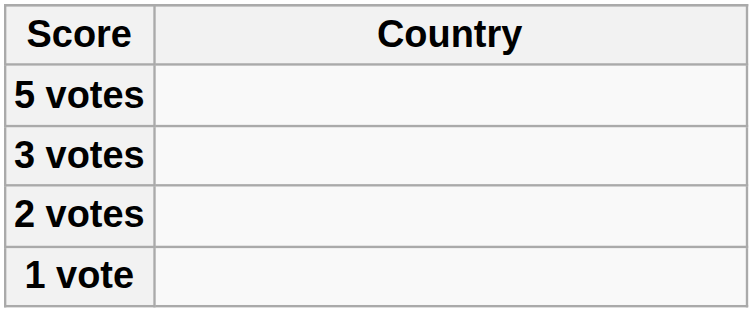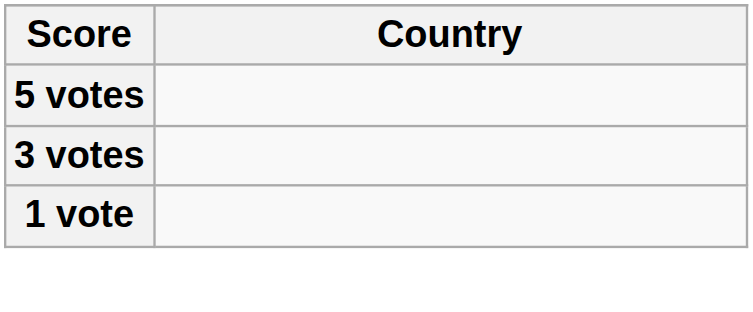- row: (79, 214)
